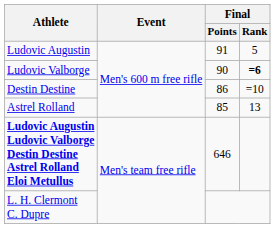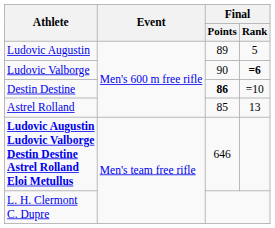(222, 51) 91 -> (222, 51) 89
(222, 89) normal -> (222, 89) bold
